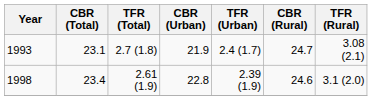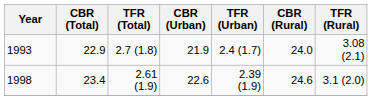(95, 50) 23.1 -> (95, 50) 22.9
(302, 50) 24.7 -> (302, 50) 24.0
(198, 80) 22.8 -> (198, 80) 22.6
